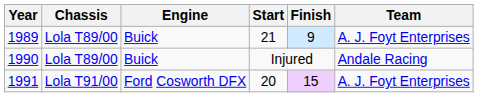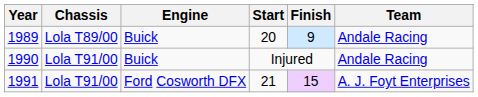(268, 37) 21 -> (268, 37) 20
(404, 37) A. J. Foyt Enterprises -> (383, 37) Andale Racing
(81, 59) Lola T89/00 -> (81, 59) Lola T91/00
(268, 81) 20 -> (268, 81) 21
